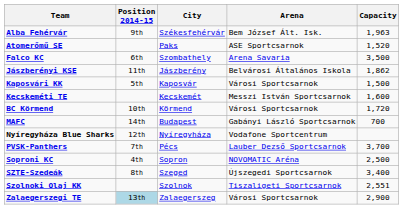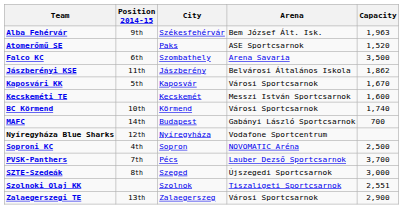(378, 83) 1,500 -> (378, 83) 1,670
(378, 109) 1,720 -> (378, 109) 1,740
rows swapped: (37, 147) <-> (30, 159)
(378, 172) 3,400 -> (378, 172) 3,000
(137, 198) lightblue background -> (137, 198) no background
